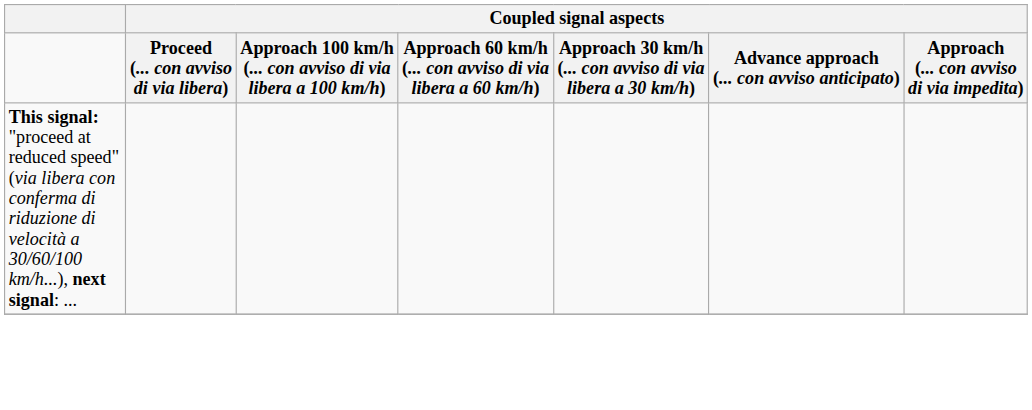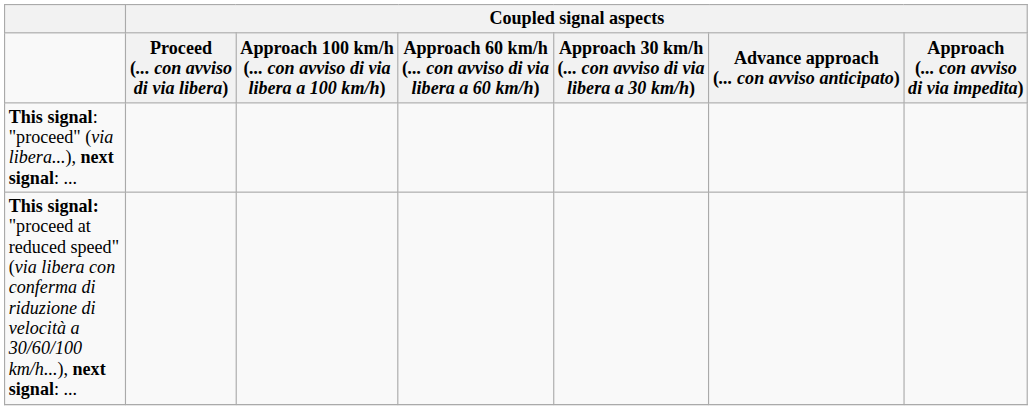+ row: (61, 147)
